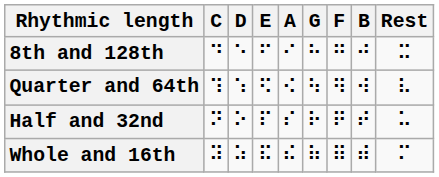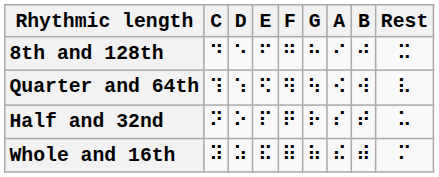columns swapped: (339, 21) <-> (290, 21)
